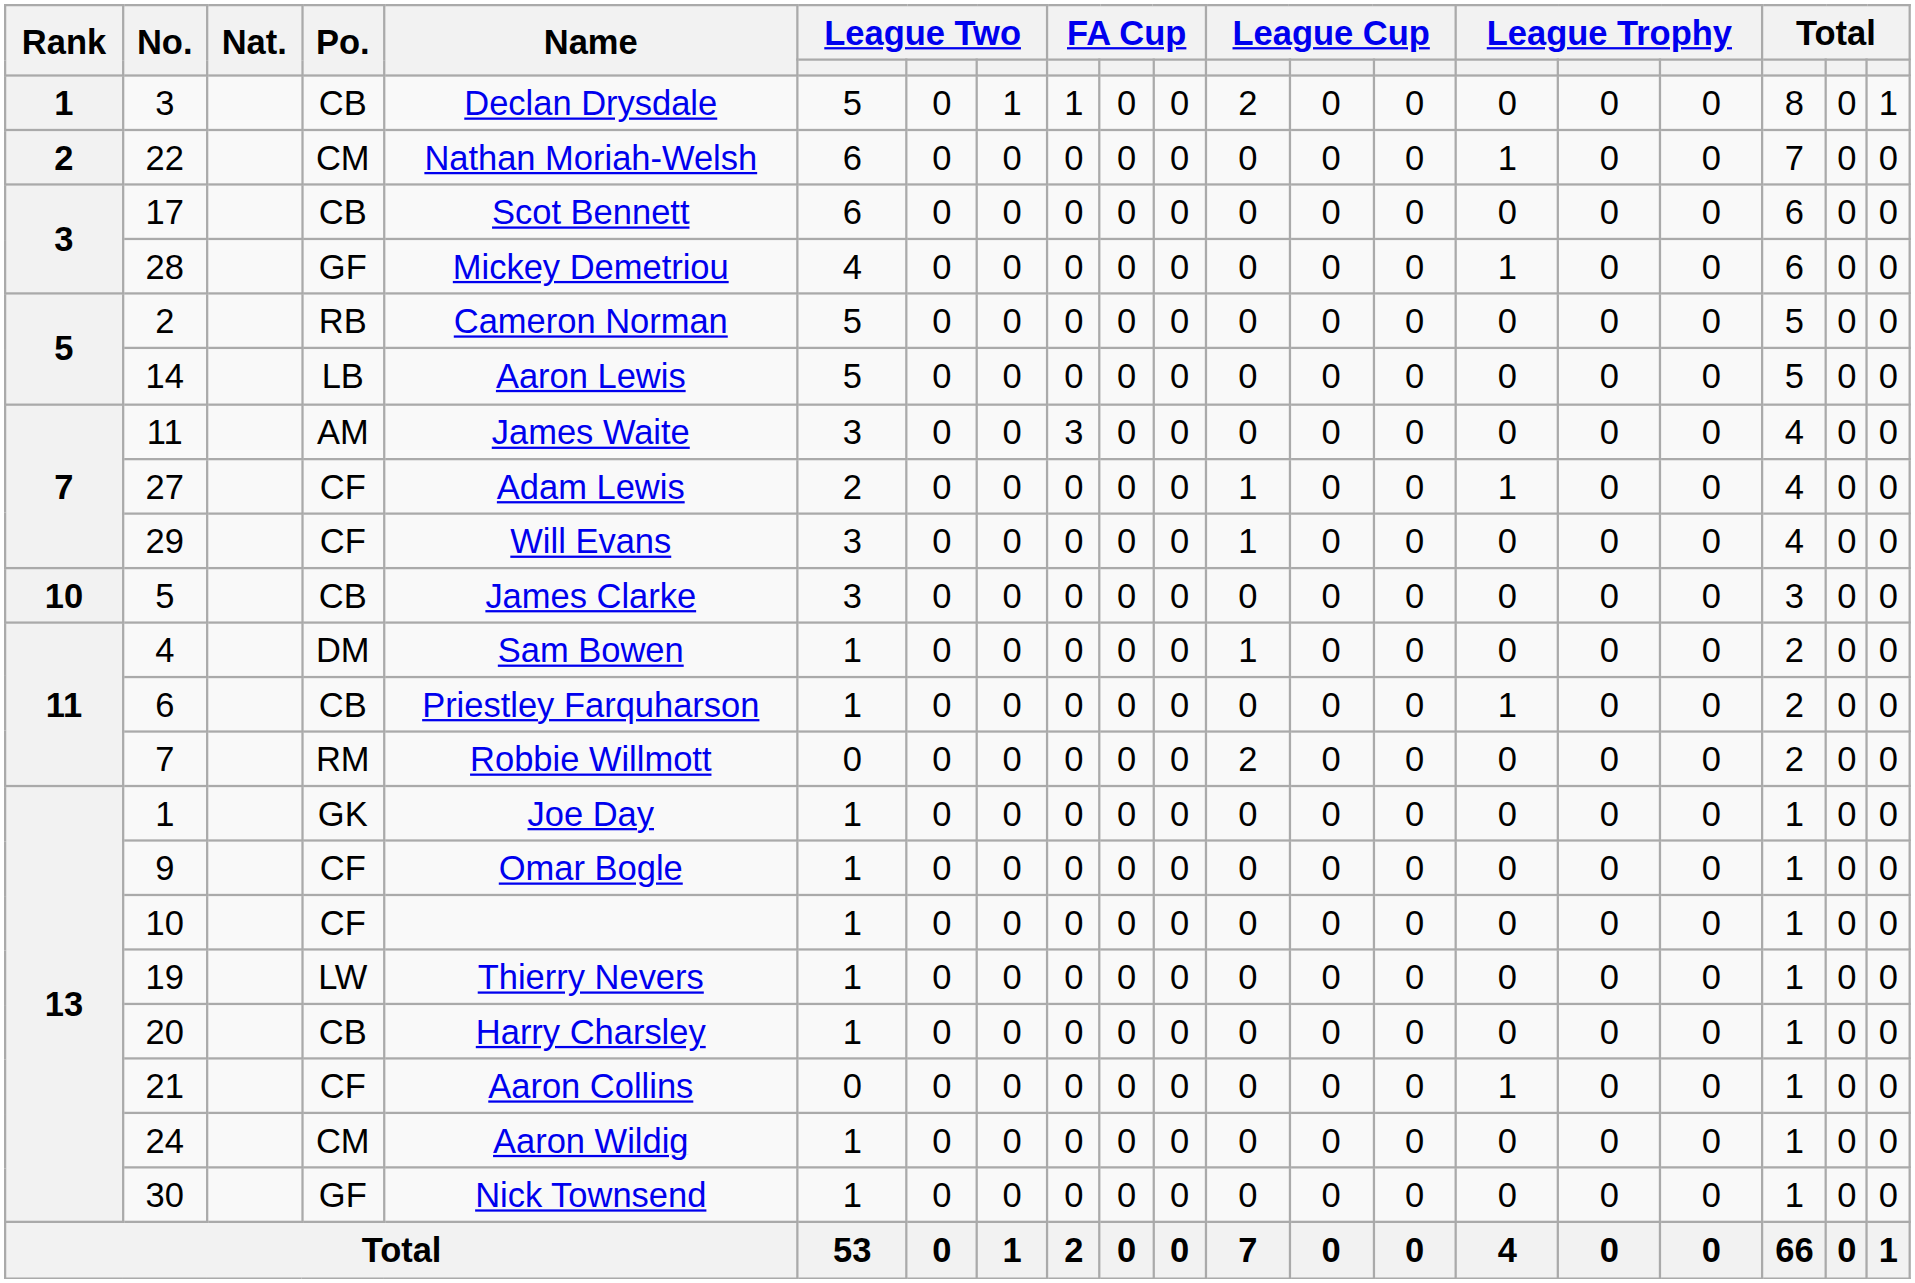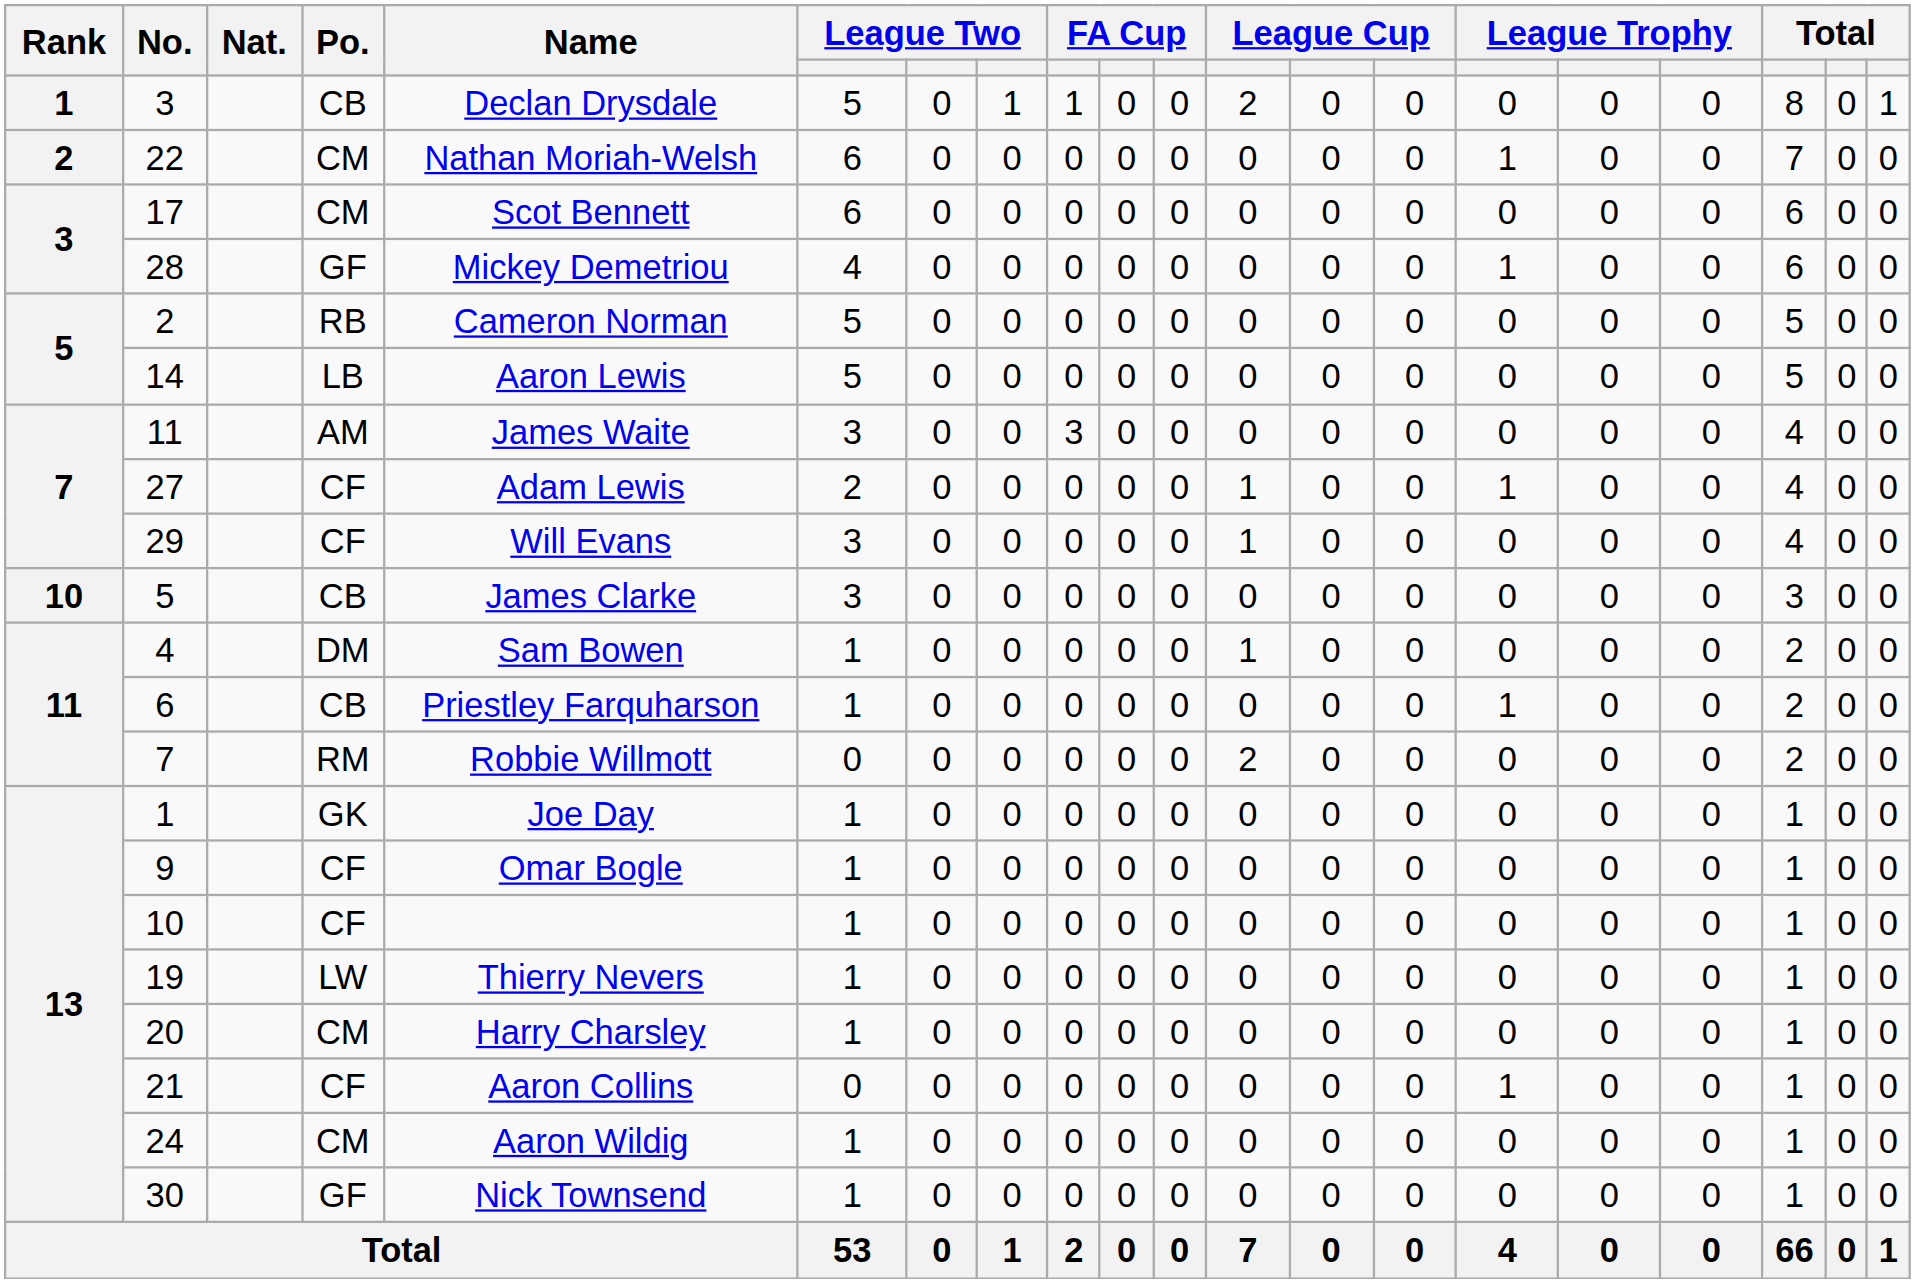(343, 213) CB -> (343, 213) CM
(343, 1032) CB -> (343, 1032) CM
